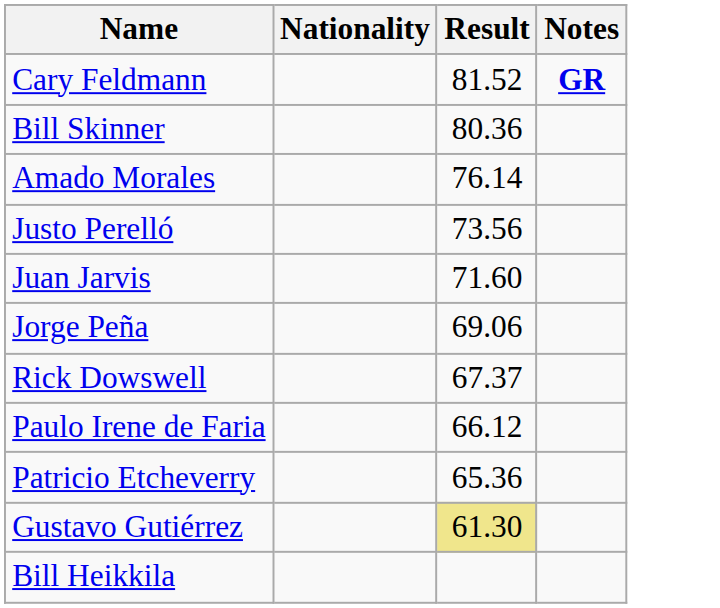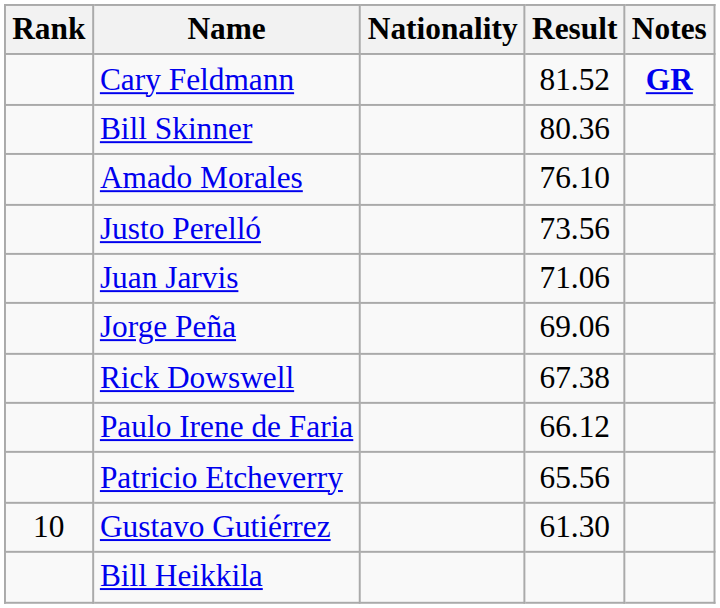+ column: (49, 29)
(487, 178) 76.14 -> (575, 178) 76.10
(487, 278) 71.60 -> (575, 278) 71.06
(487, 377) 67.37 -> (575, 377) 67.38
(487, 476) 65.36 -> (575, 476) 65.56
(487, 526) khaki background -> (575, 526) no background
